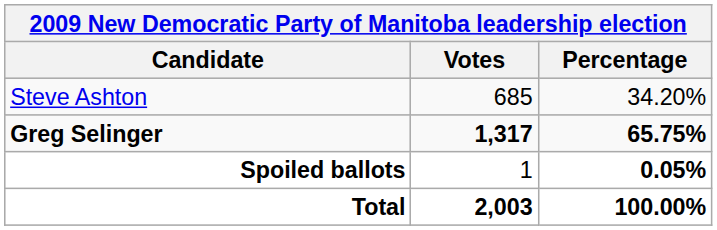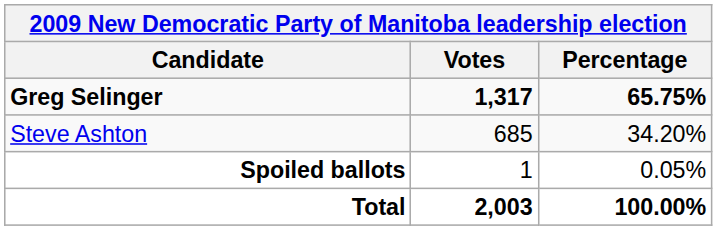rows swapped: (86, 134) <-> (79, 97)
(673, 171) bold -> (673, 171) normal
